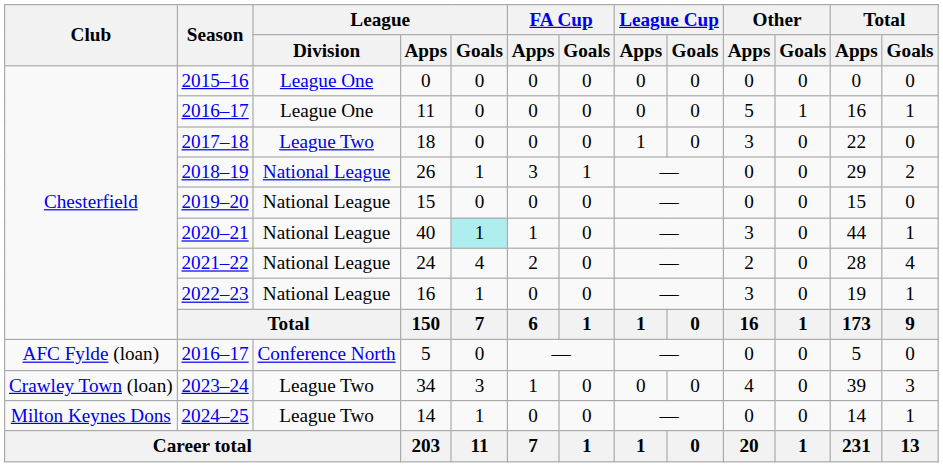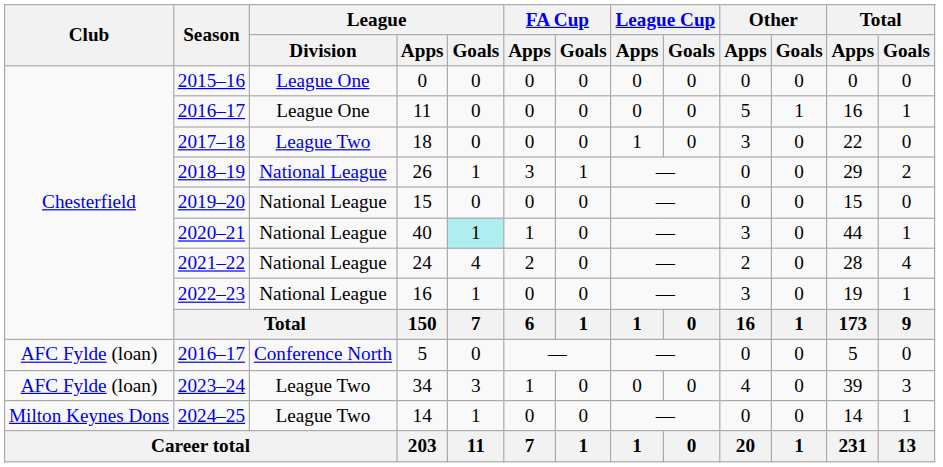(91, 385) Crawley Town (loan) -> (89, 385) AFC Fylde (loan)
